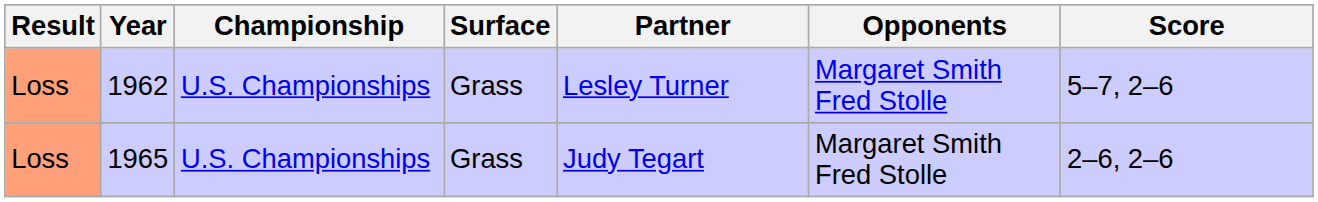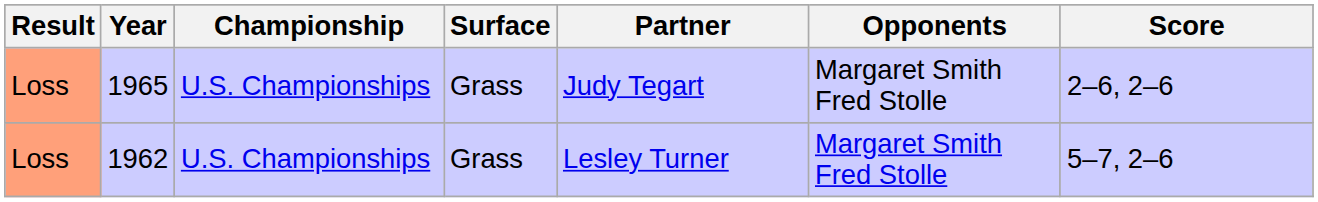rows swapped: (138, 84) <-> (138, 159)
